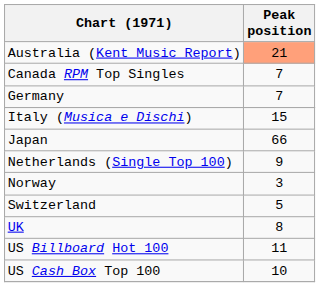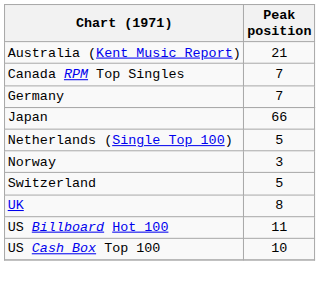(279, 53) lightsalmon background -> (279, 53) no background
- row: (100, 118)
(279, 162) 9 -> (279, 140) 5
